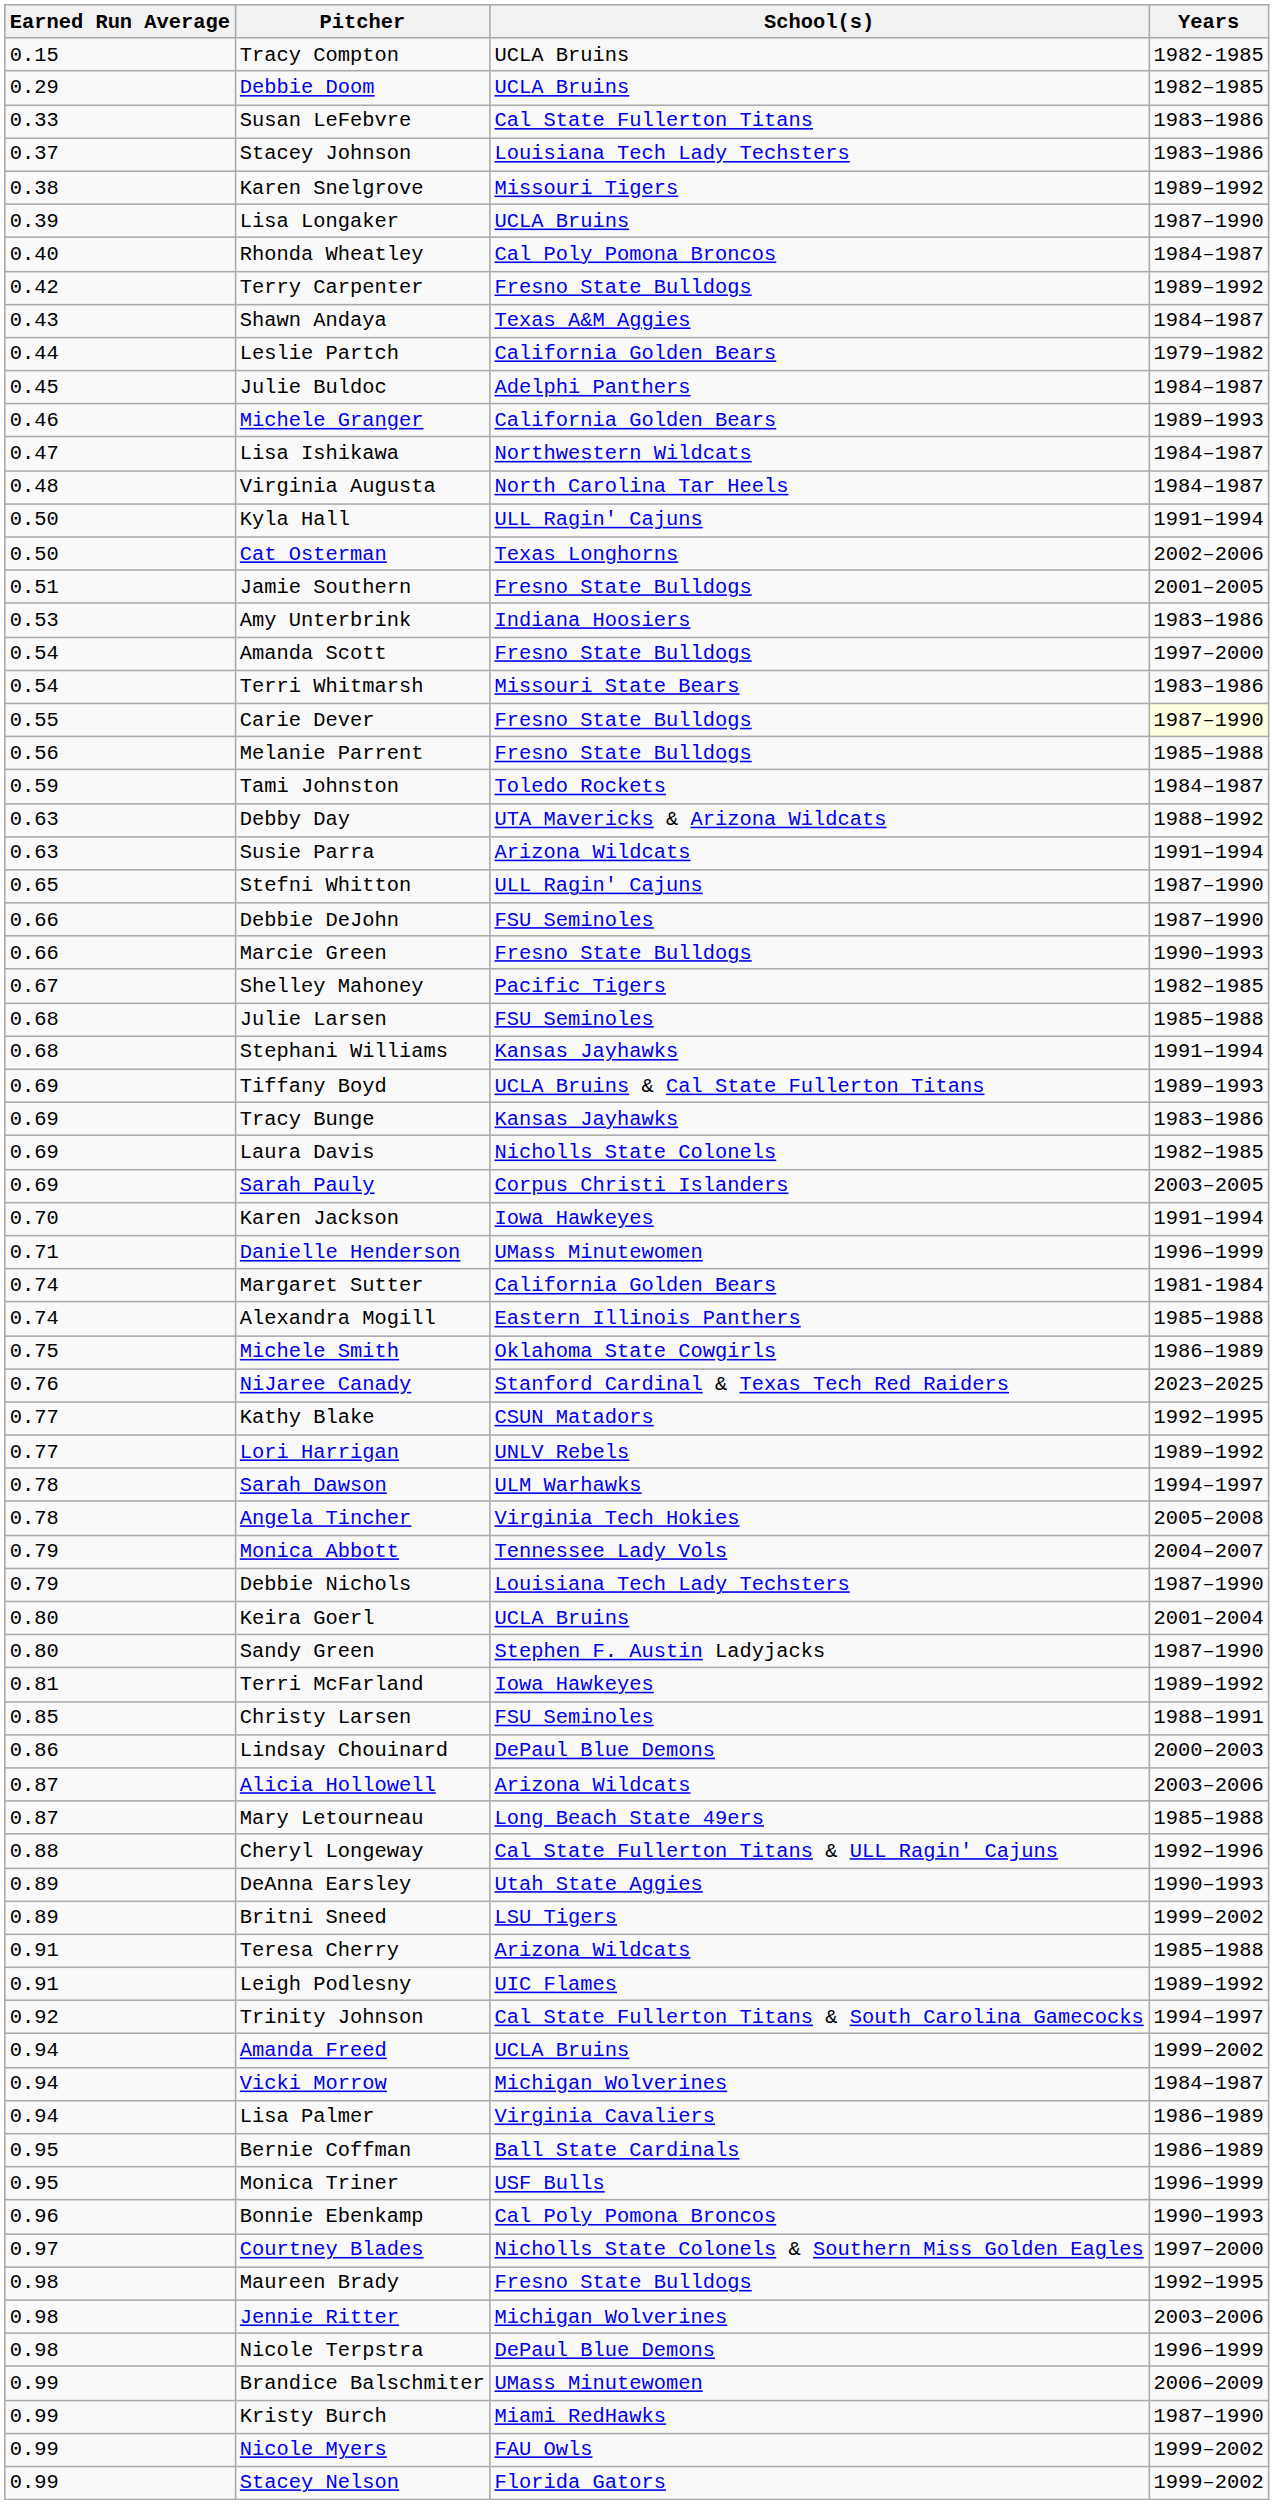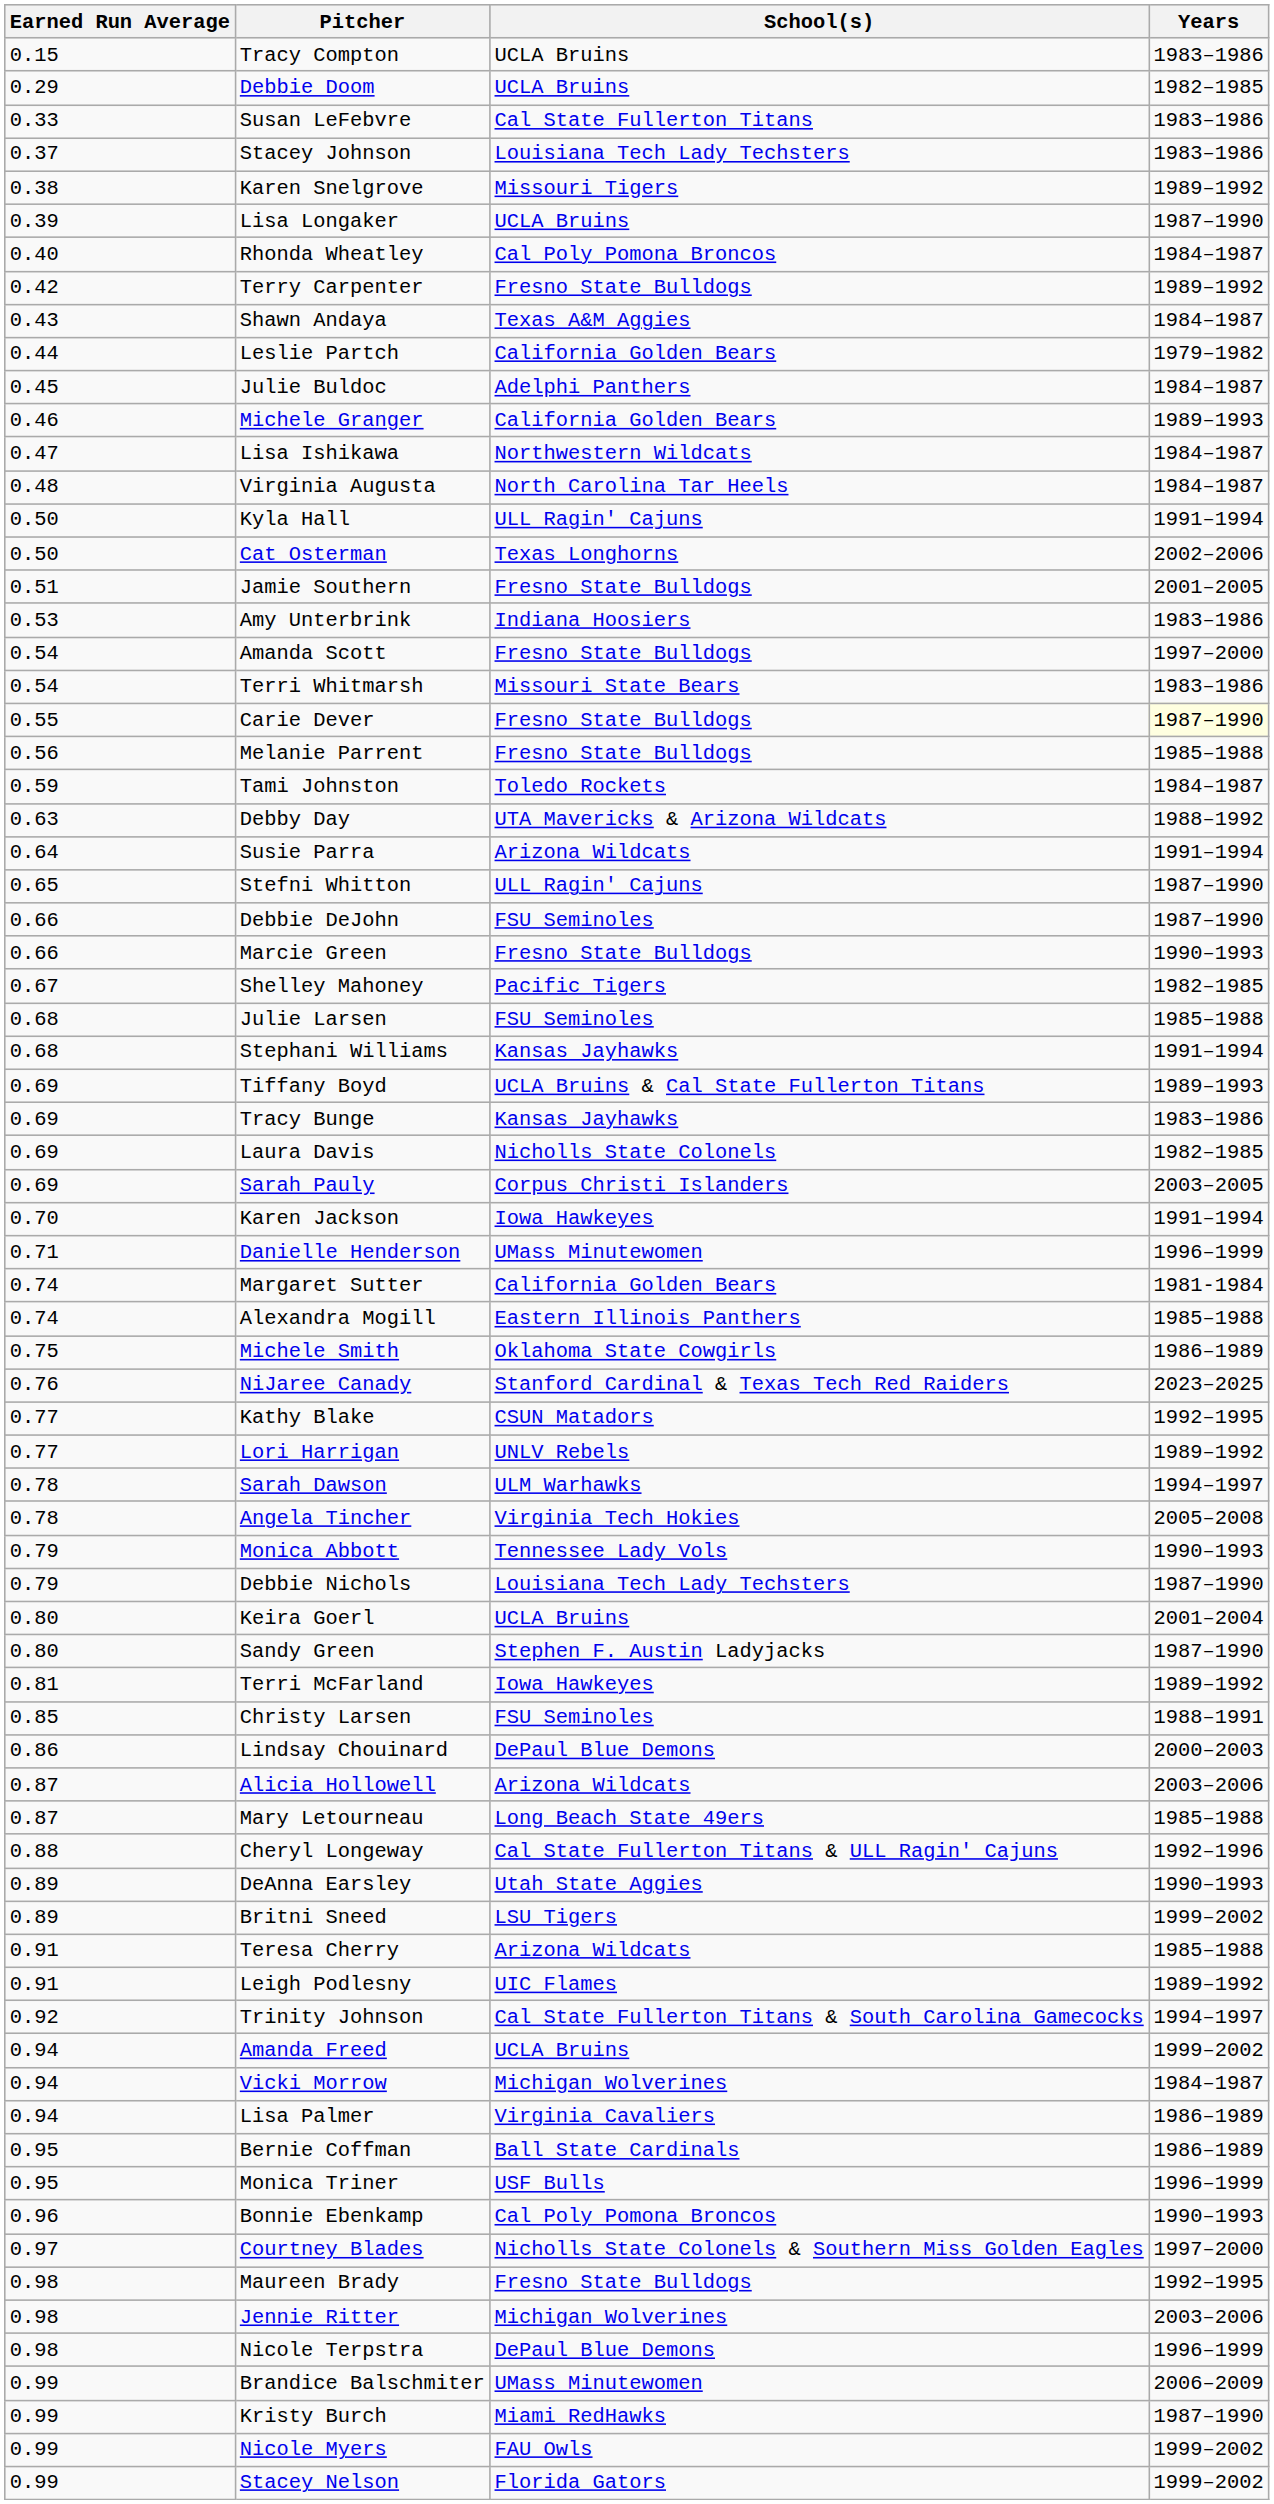(1209, 55) 1982-1985 -> (1209, 55) 1983–1986
(34, 853) 0.63 -> (34, 853) 0.64
(1209, 1552) 2004–2007 -> (1209, 1552) 1990–1993
